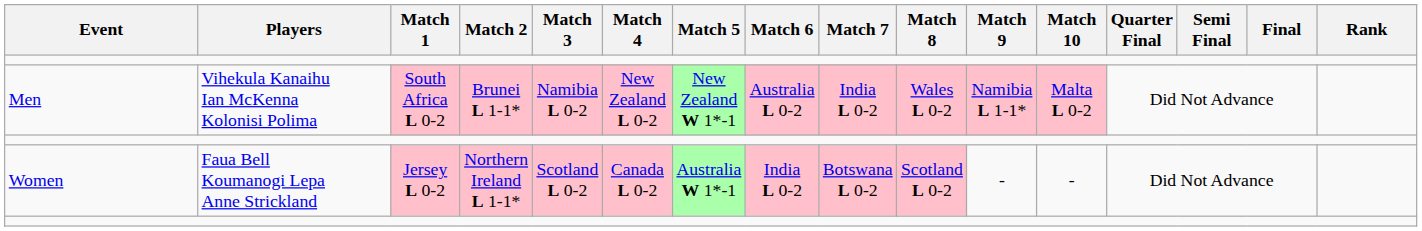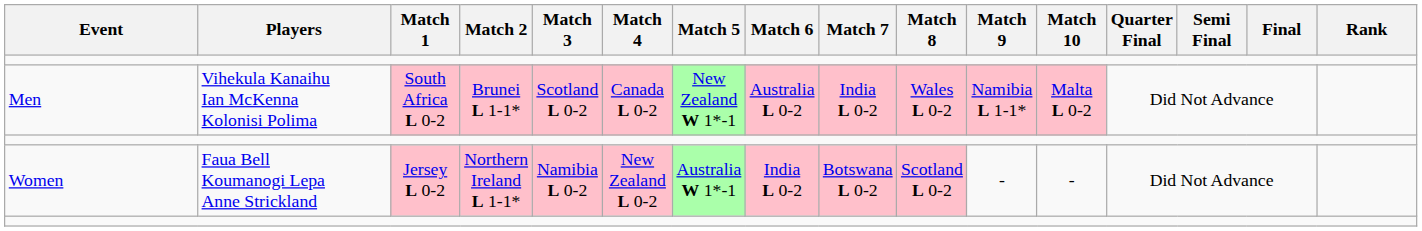(567, 100) Namibia L 0-2 -> (567, 100) Scotland L 0-2
(637, 100) New Zealand L 0-2 -> (637, 100) Canada L 0-2
(567, 180) Scotland L 0-2 -> (567, 180) Namibia L 0-2
(637, 180) Canada L 0-2 -> (637, 180) New Zealand L 0-2
